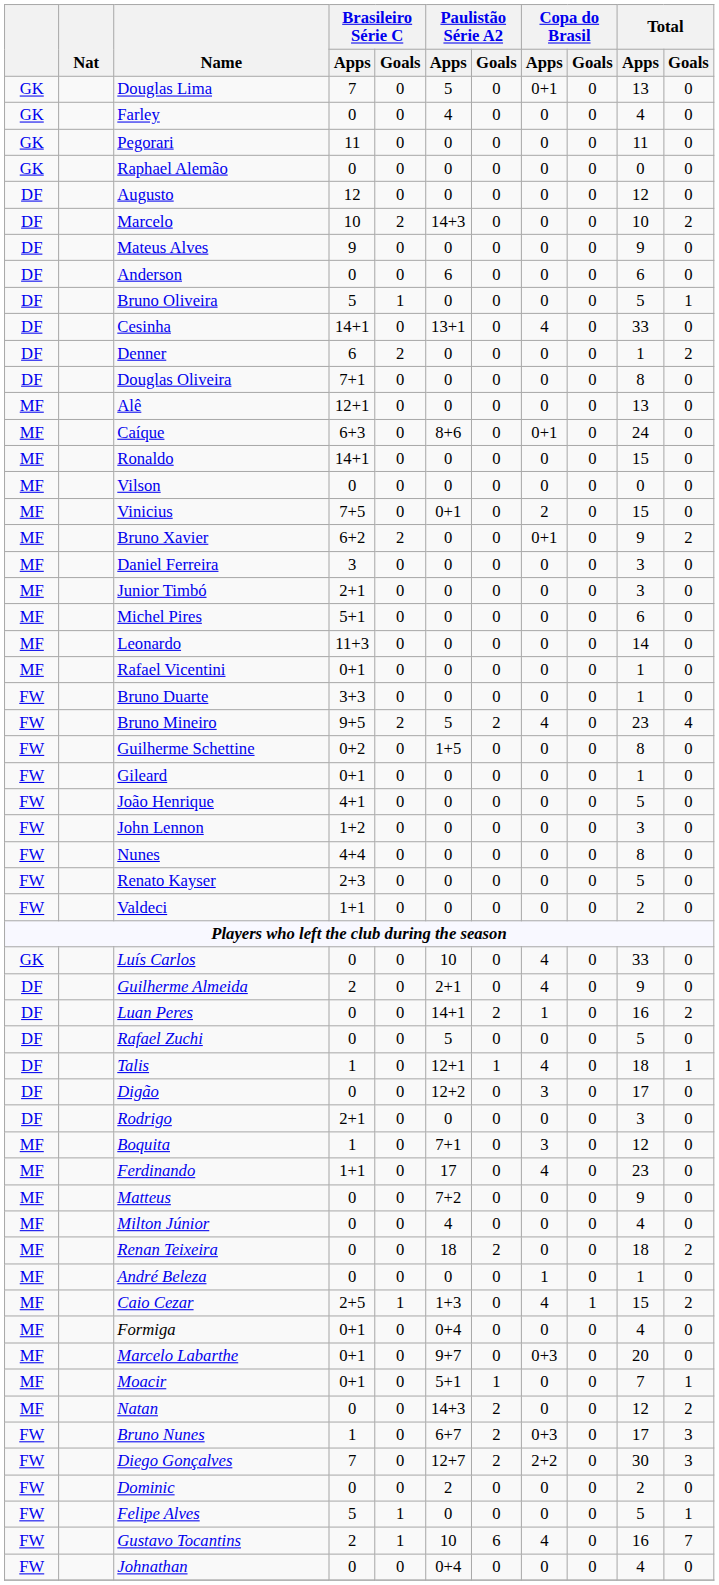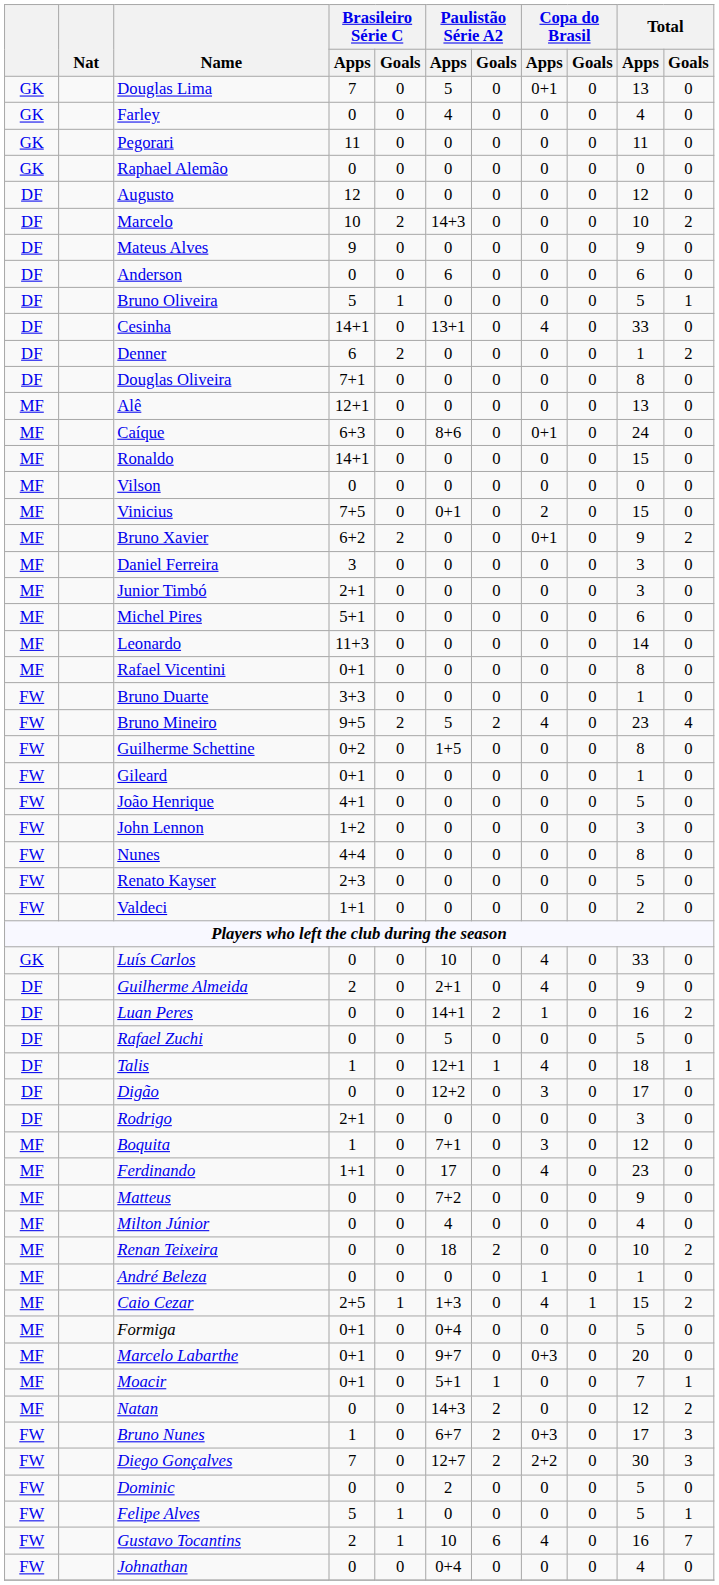(640, 669) 1 -> (640, 669) 8
(640, 1250) 18 -> (640, 1250) 10
(640, 1329) 4 -> (640, 1329) 5
(640, 1487) 2 -> (640, 1487) 5
